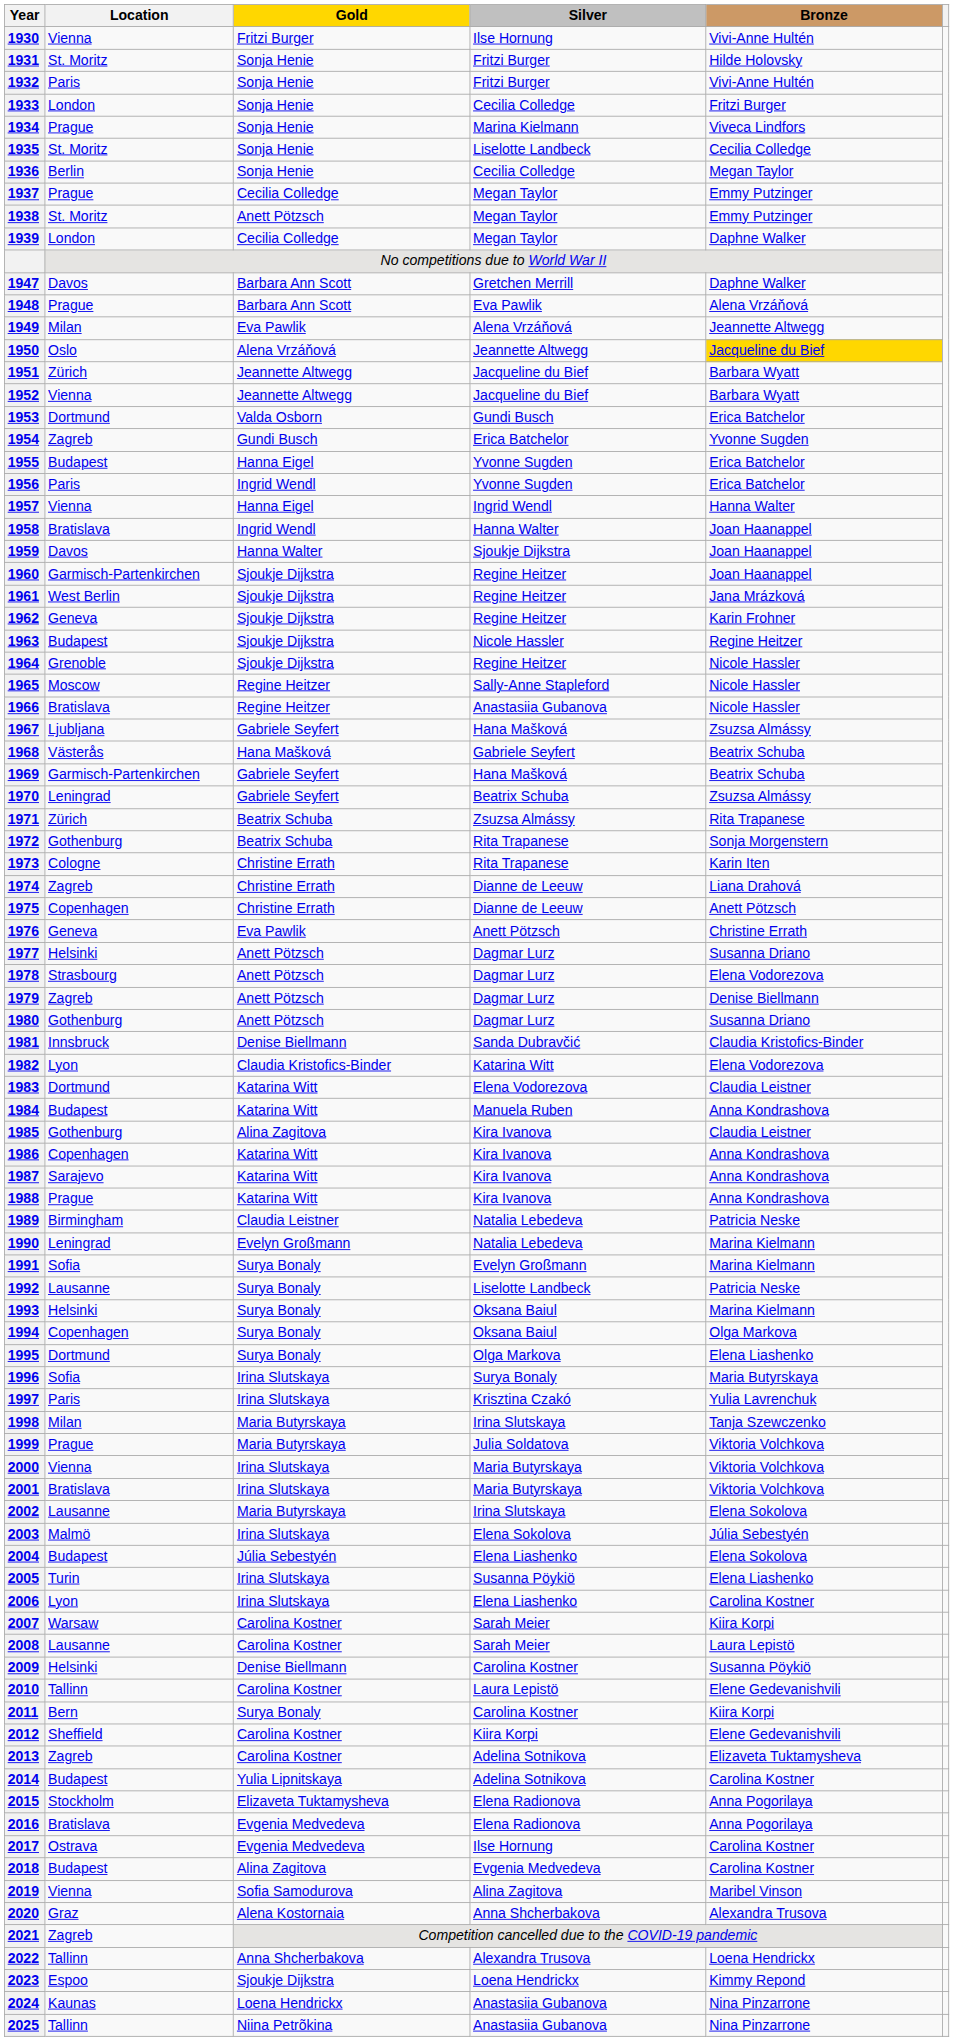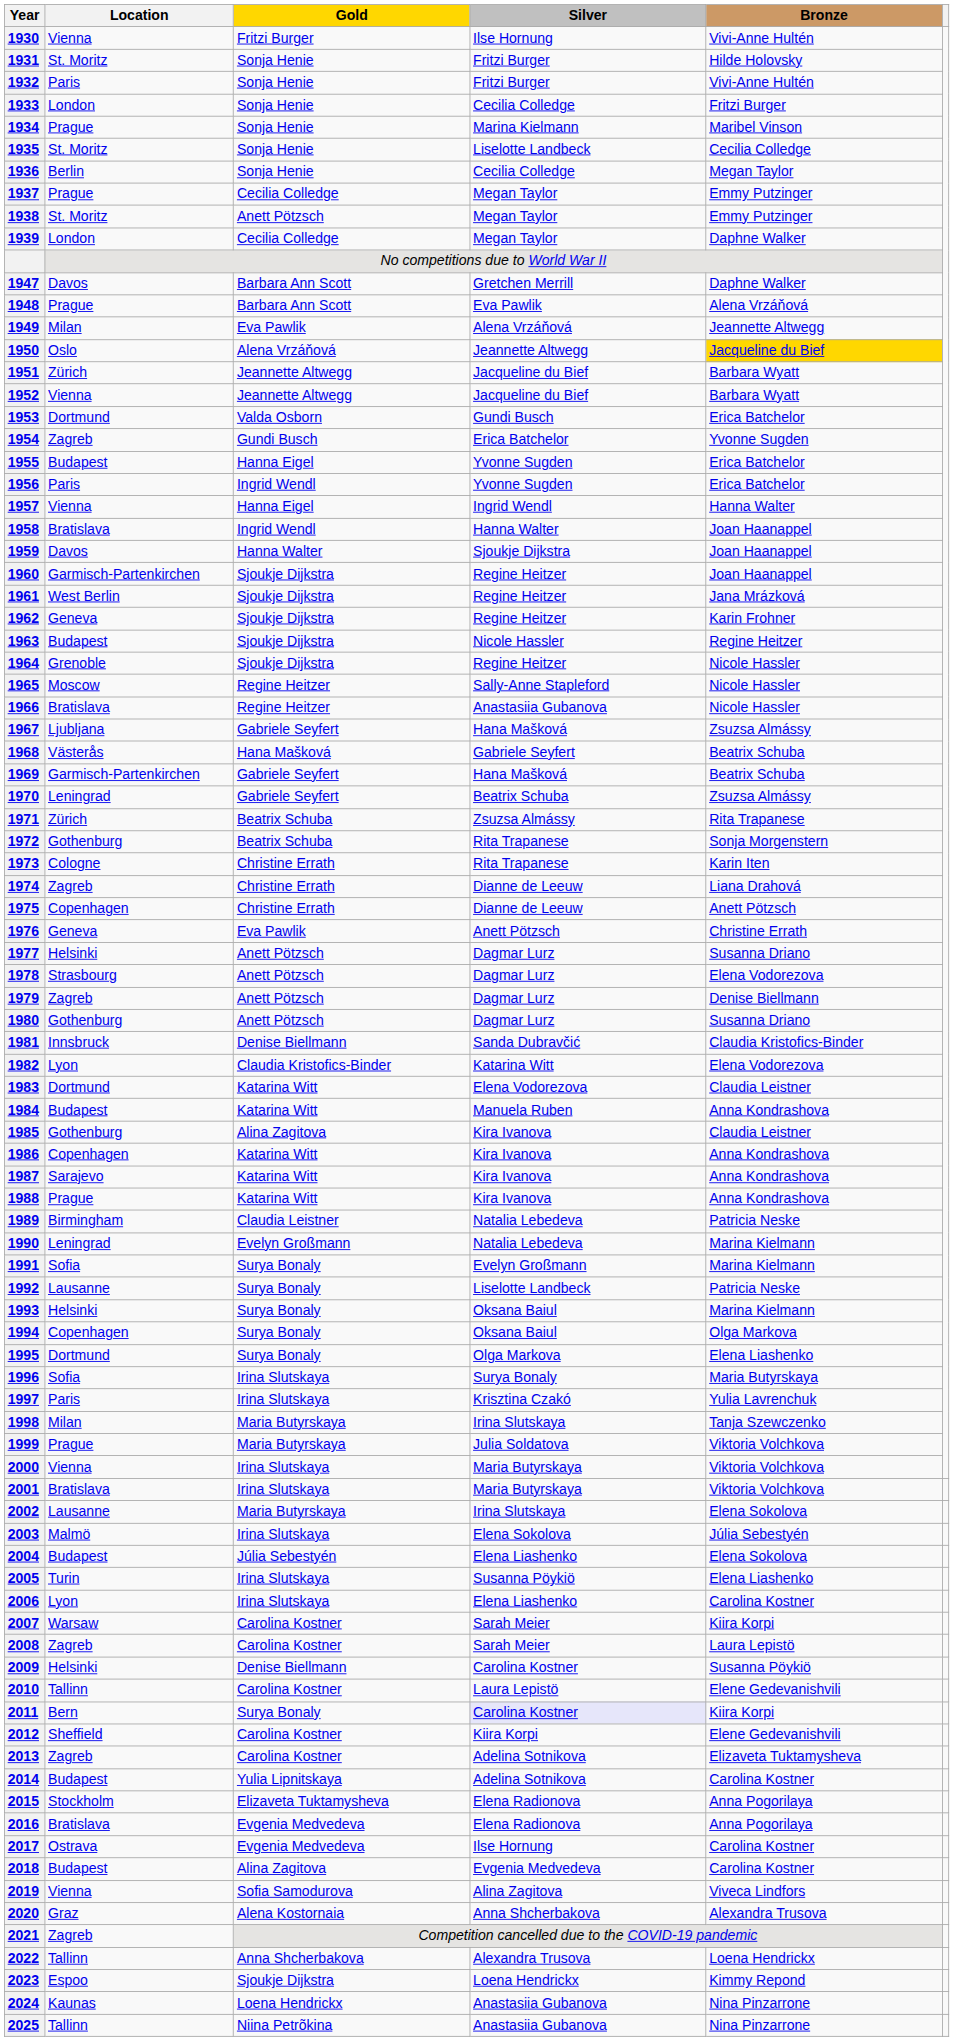(757, 127) Viveca Lindfors -> (756, 127) Maribel Vinson
(79, 1645) Lausanne -> (70, 1645) Zagreb
(525, 1712) no background -> (525, 1712) lavender background
(756, 1891) Maribel Vinson -> (757, 1891) Viveca Lindfors
